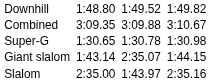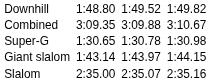(141, 57) 2:35.07 -> (141, 57) 1:43.97
(141, 74) 1:43.97 -> (141, 74) 2:35.07
